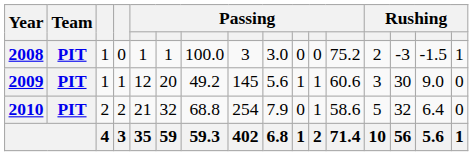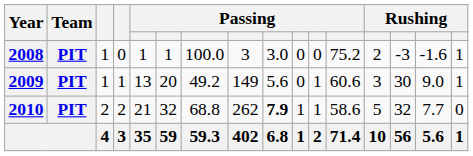(433, 54) -1.5 -> (433, 54) -1.6
(143, 81) 12 -> (143, 81) 13
(245, 81) 145 -> (245, 81) 149
(301, 81) 1 -> (301, 81) 0
(459, 81) 0 -> (459, 81) 1
(245, 109) 254 -> (245, 109) 262
(277, 109) normal -> (277, 109) bold
(301, 109) 0 -> (301, 109) 1
(433, 109) 6.4 -> (433, 109) 7.7
